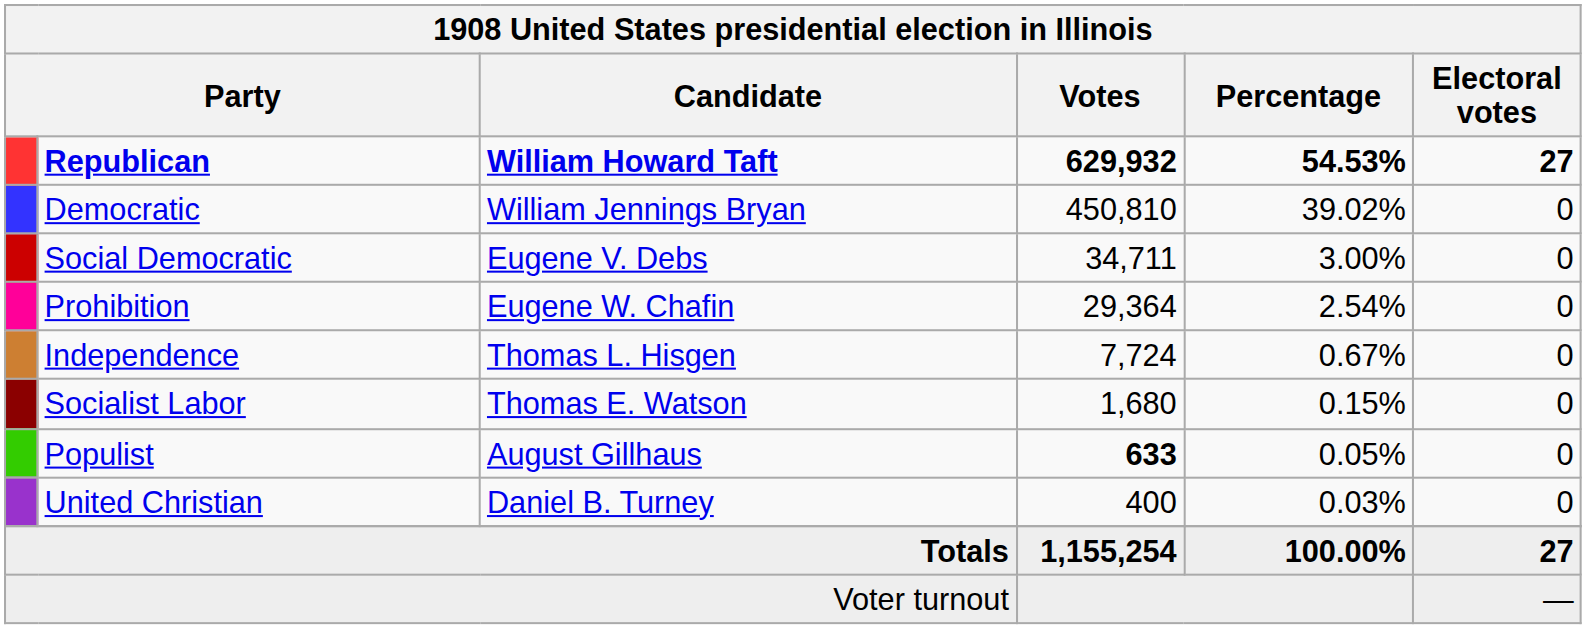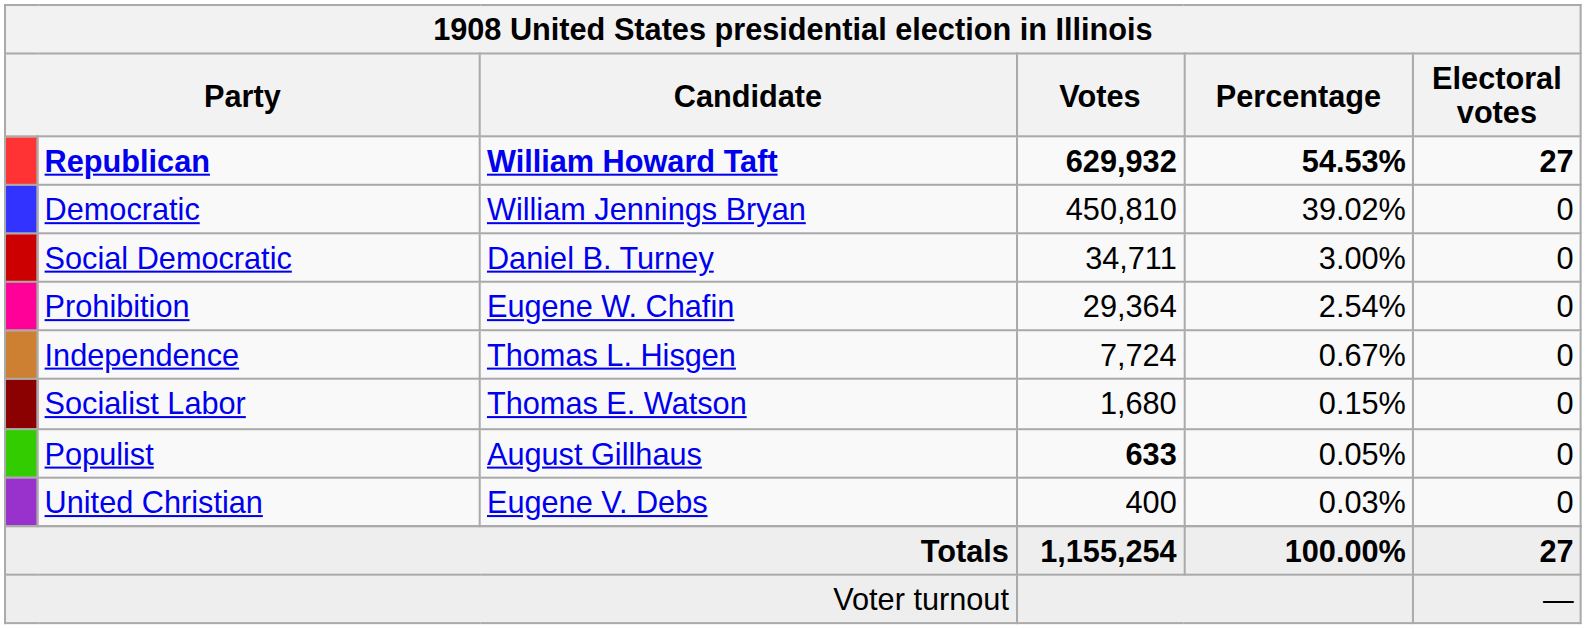(597, 258) Eugene V. Debs -> (600, 258) Daniel B. Turney
(600, 501) Daniel B. Turney -> (597, 501) Eugene V. Debs
